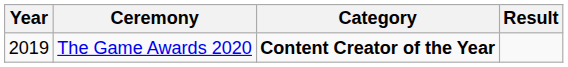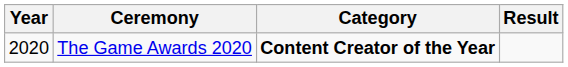(29, 47) 2019 -> (29, 47) 2020
